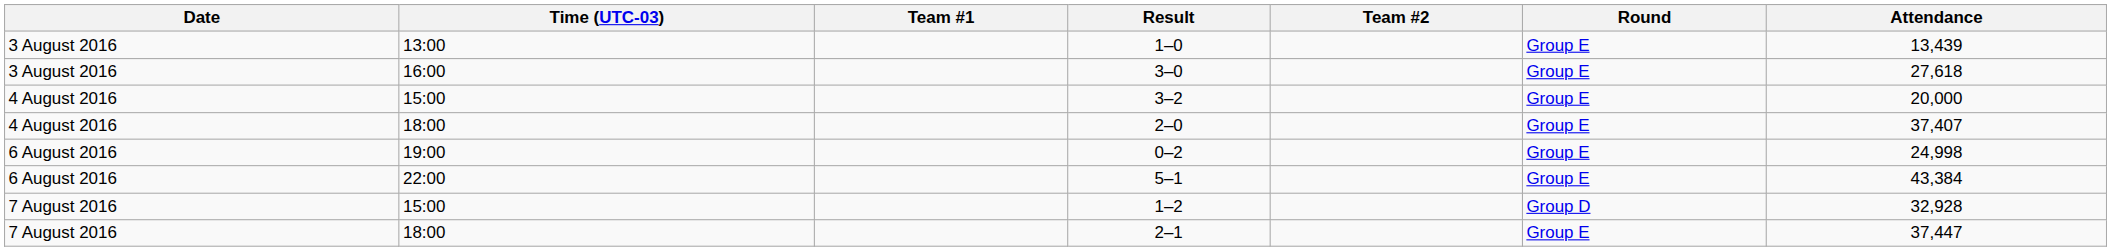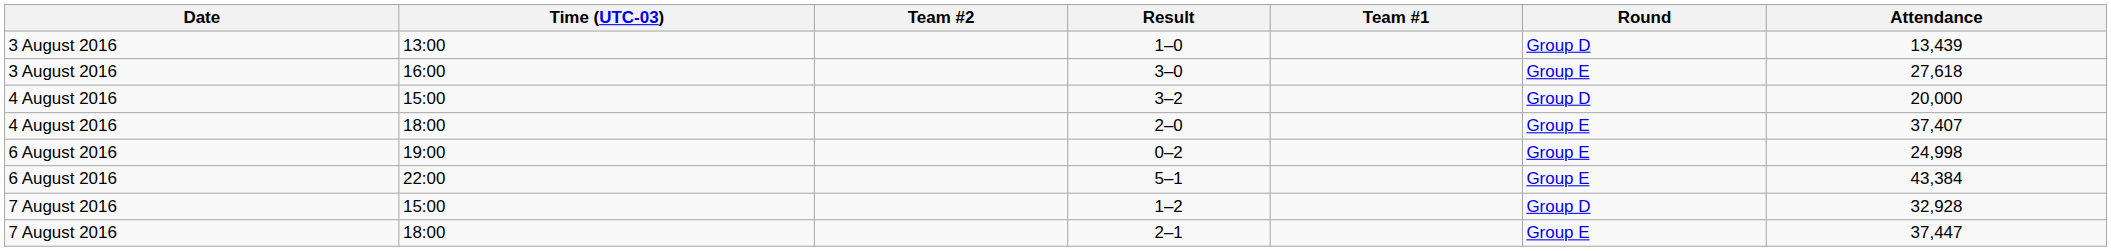columns swapped: (941, 17) <-> (1396, 17)
(1558, 44) Group E -> (1558, 44) Group D
(1558, 98) Group E -> (1558, 98) Group D
